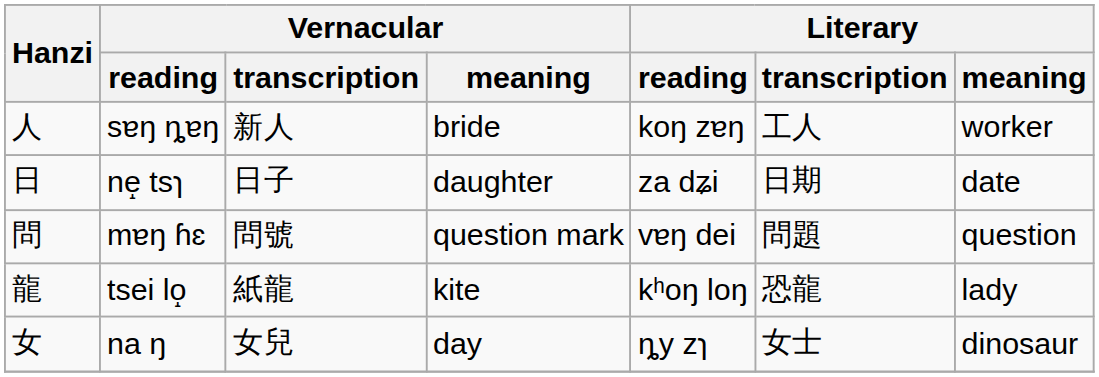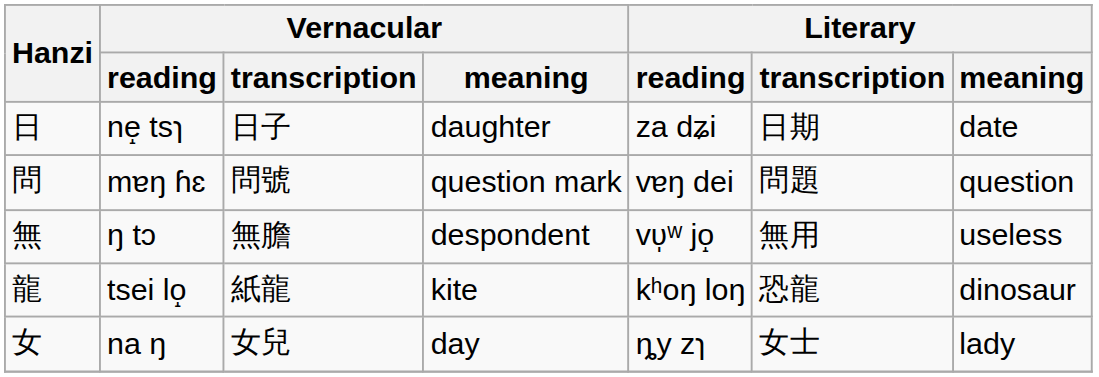- row: (163, 127)
+ row: (132, 235)
(989, 289) lady -> (1018, 289) dinosaur
(1020, 343) dinosaur -> (987, 343) lady
